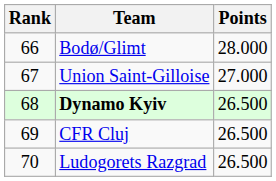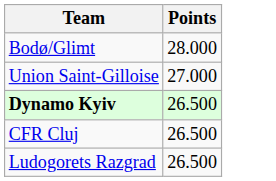- column: (30, 18)
